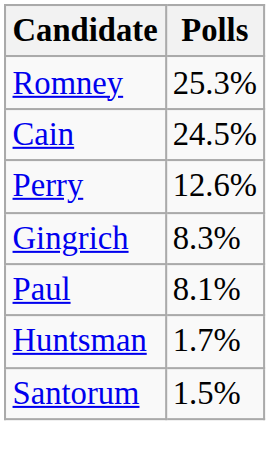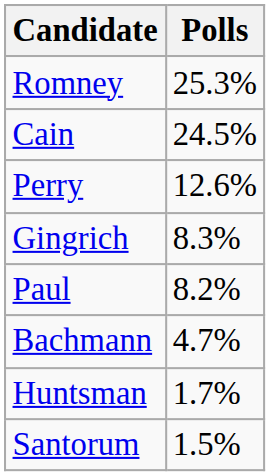(207, 289) 8.1% -> (207, 289) 8.2%
+ row: (82, 340)
